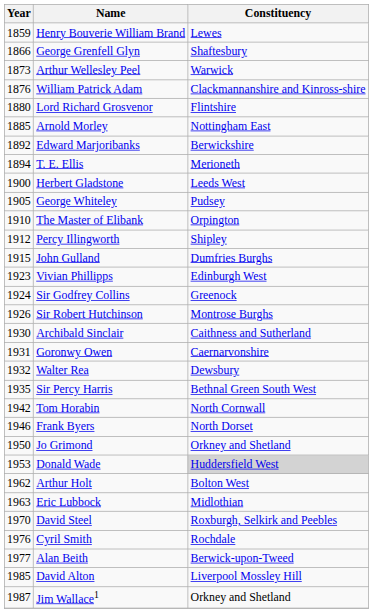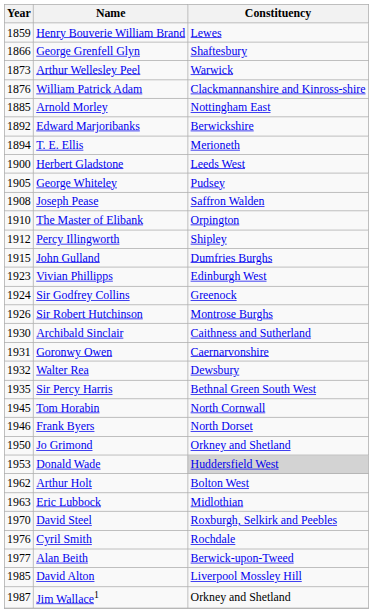- row: (94, 107)
+ row: (67, 201)
(19, 408) 1942 -> (19, 408) 1945
